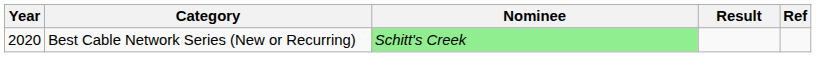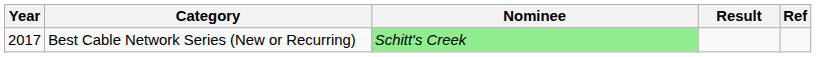(24, 39) 2020 -> (24, 39) 2017
